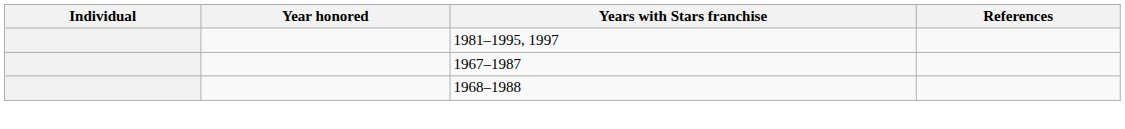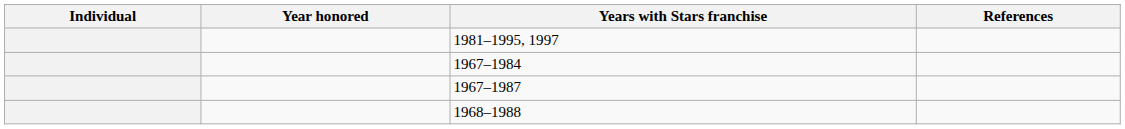+ row: (487, 64)
